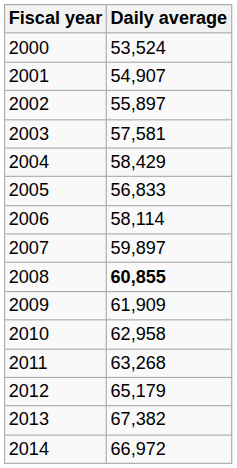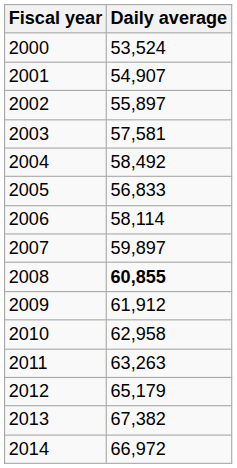(138, 162) 58,429 -> (138, 162) 58,492
(138, 305) 61,909 -> (138, 305) 61,912
(138, 362) 63,268 -> (138, 362) 63,263
